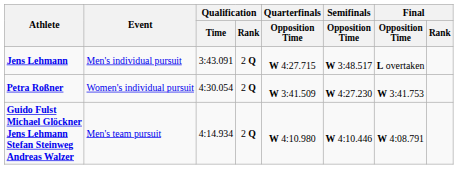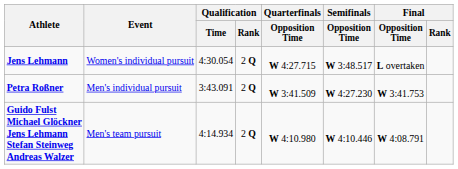(134, 61) Men's individual pursuit -> (140, 61) Women's individual pursuit
(216, 61) 3:43.091 -> (216, 61) 4:30.054
(140, 88) Women's individual pursuit -> (134, 88) Men's individual pursuit
(216, 88) 4:30.054 -> (216, 88) 3:43.091
